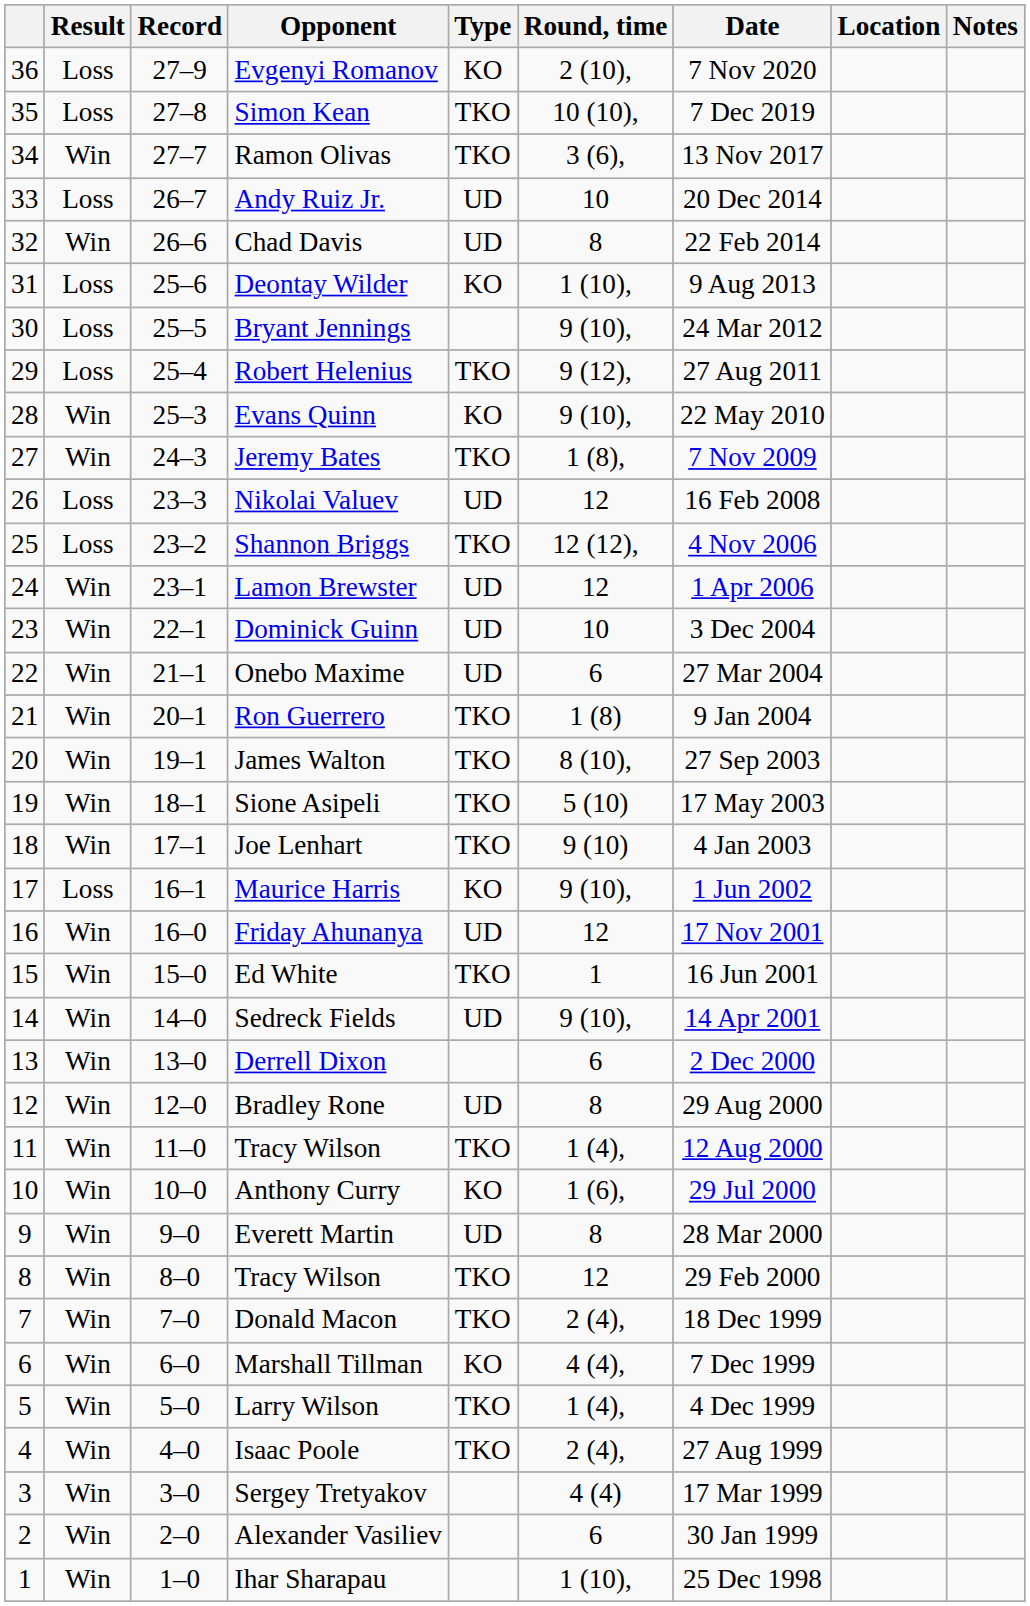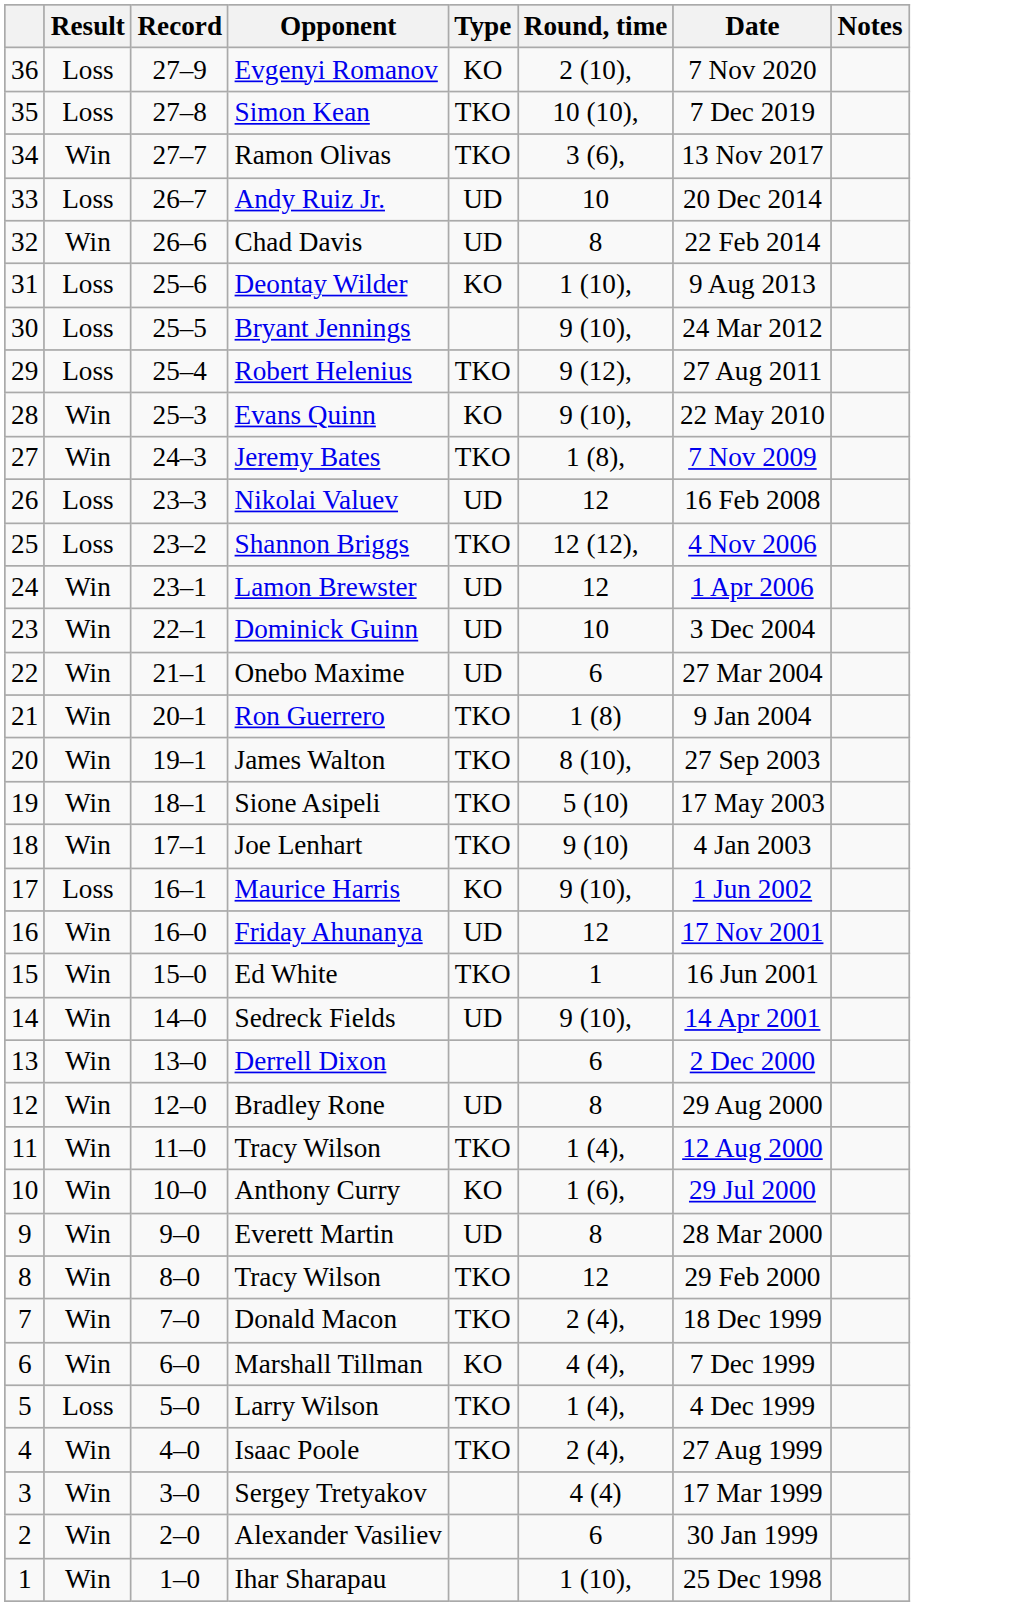- column: (889, 26)
(88, 1406) Win -> (88, 1406) Loss
